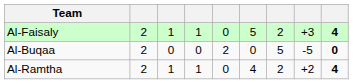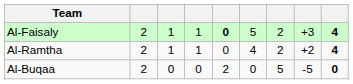(226, 32) normal -> (226, 32) bold
rows swapped: (35, 69) <-> (31, 50)
